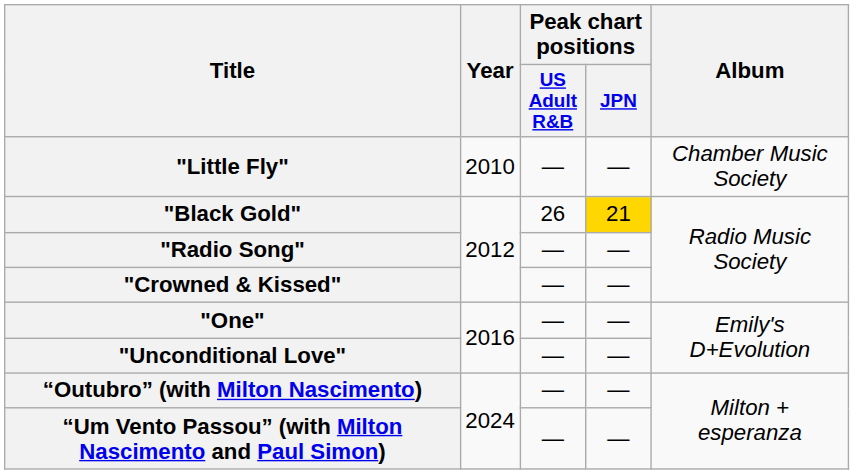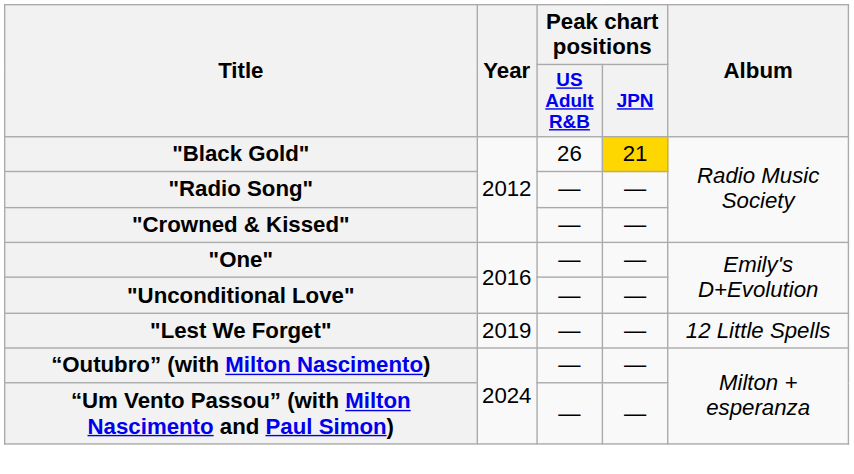- row: (232, 166)
+ row: (241, 330)
